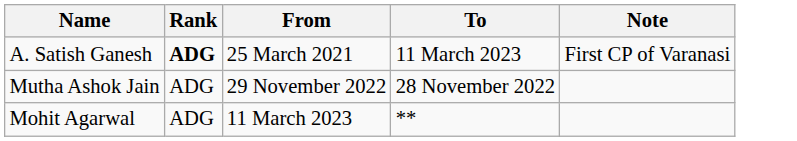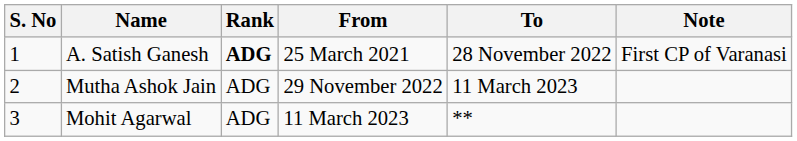+ column: (33, 20)
(458, 53) 11 March 2023 -> (532, 53) 28 November 2022
(475, 86) 28 November 2022 -> (515, 86) 11 March 2023
